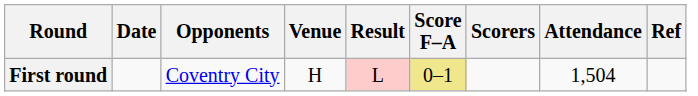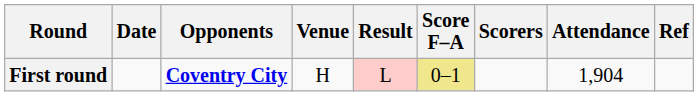(223, 74) normal -> (226, 74) bold
(593, 74) 1,504 -> (601, 74) 1,904
